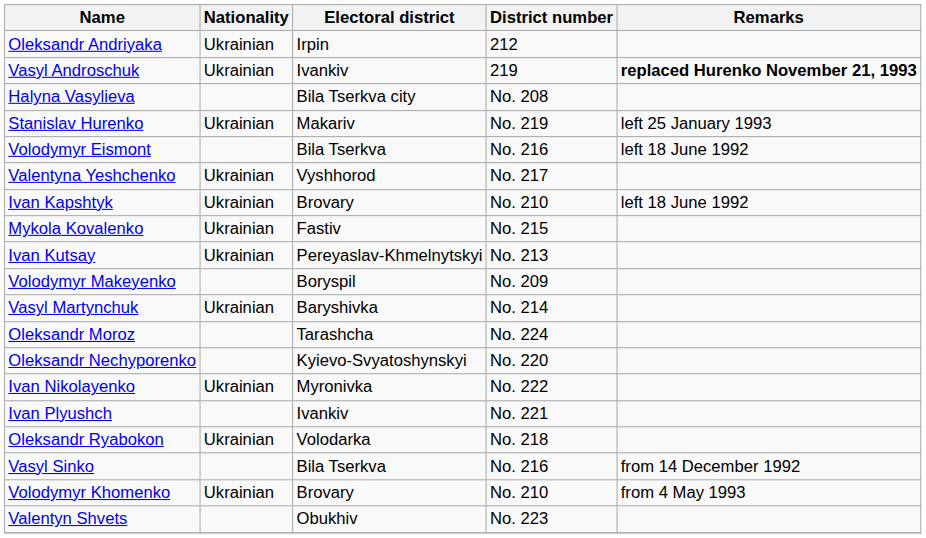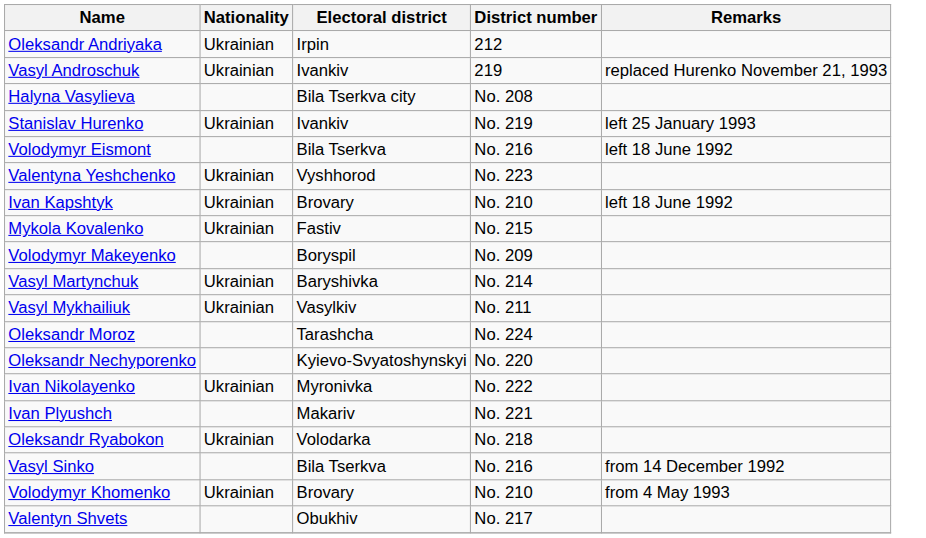(769, 70) bold -> (746, 70) normal
(326, 123) Makariv -> (322, 123) Ivankiv
(519, 176) No. 217 -> (504, 176) No. 223
- row: (52, 255)
+ row: (69, 307)
(322, 413) Ivankiv -> (326, 413) Makariv
(519, 519) No. 223 -> (504, 519) No. 217
